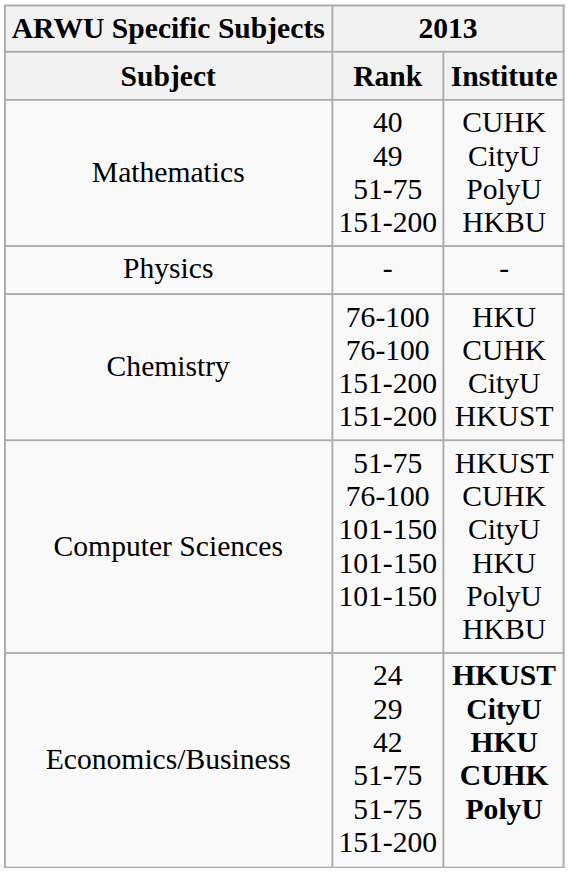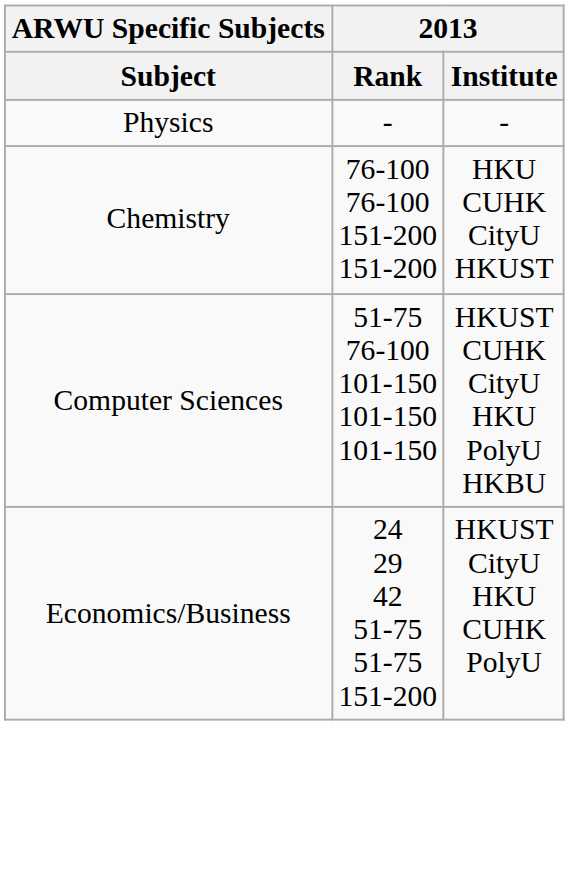- row: (168, 172)
(504, 743) bold -> (504, 596) normal
